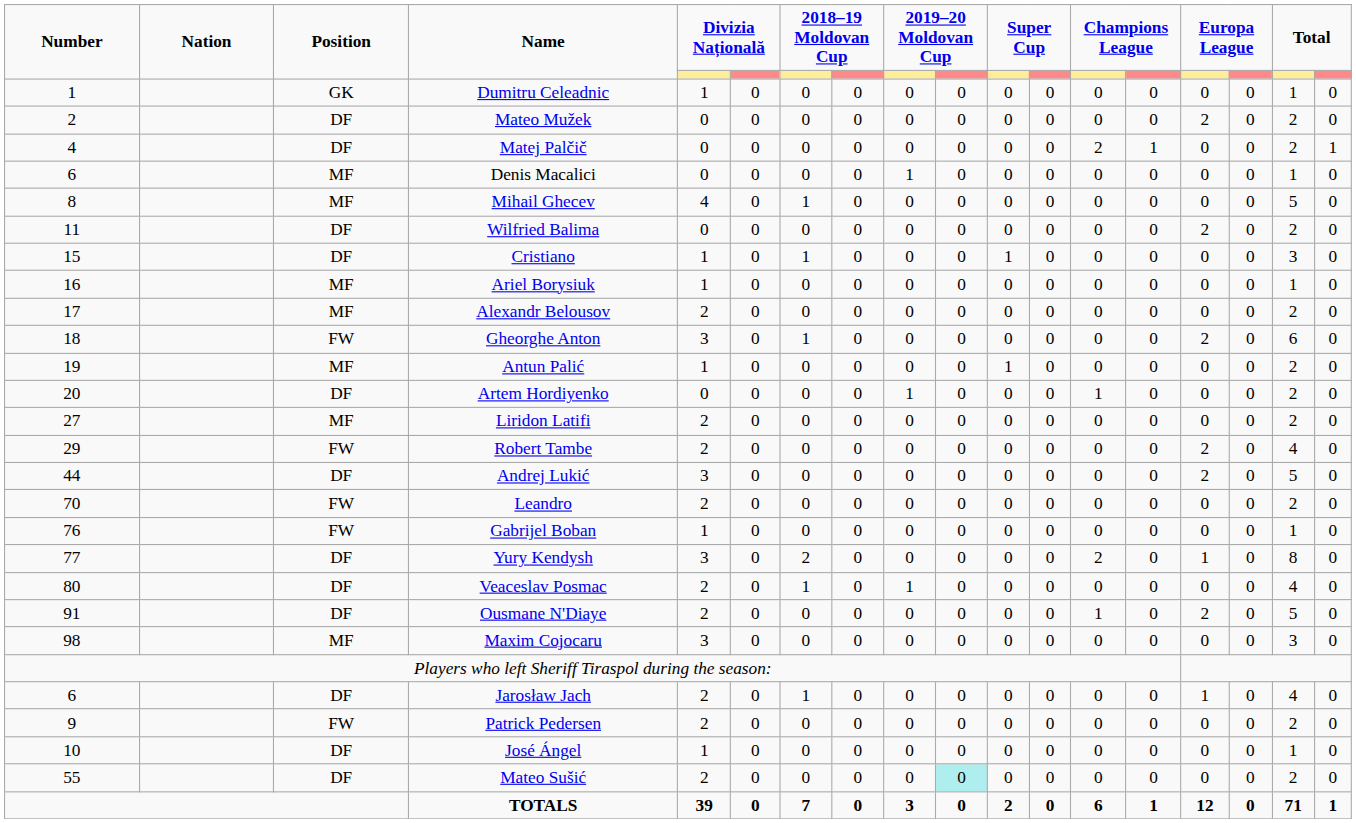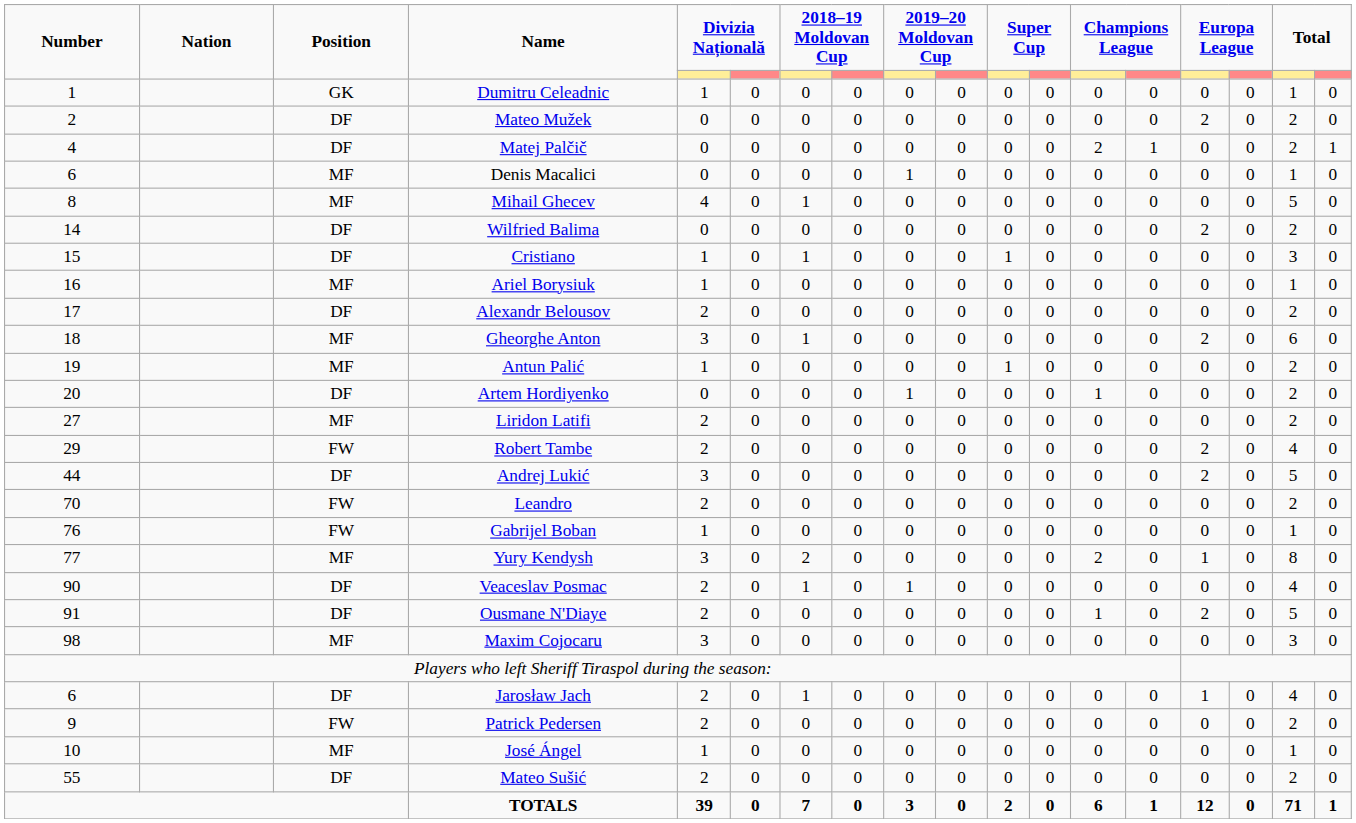(72, 229) 11 -> (72, 229) 14
(341, 311) MF -> (341, 311) DF
(341, 339) FW -> (341, 339) MF
(341, 558) DF -> (341, 558) MF
(72, 585) 80 -> (72, 585) 90
(341, 750) DF -> (341, 750) MF
(962, 777) paleturquoise background -> (962, 777) no background
